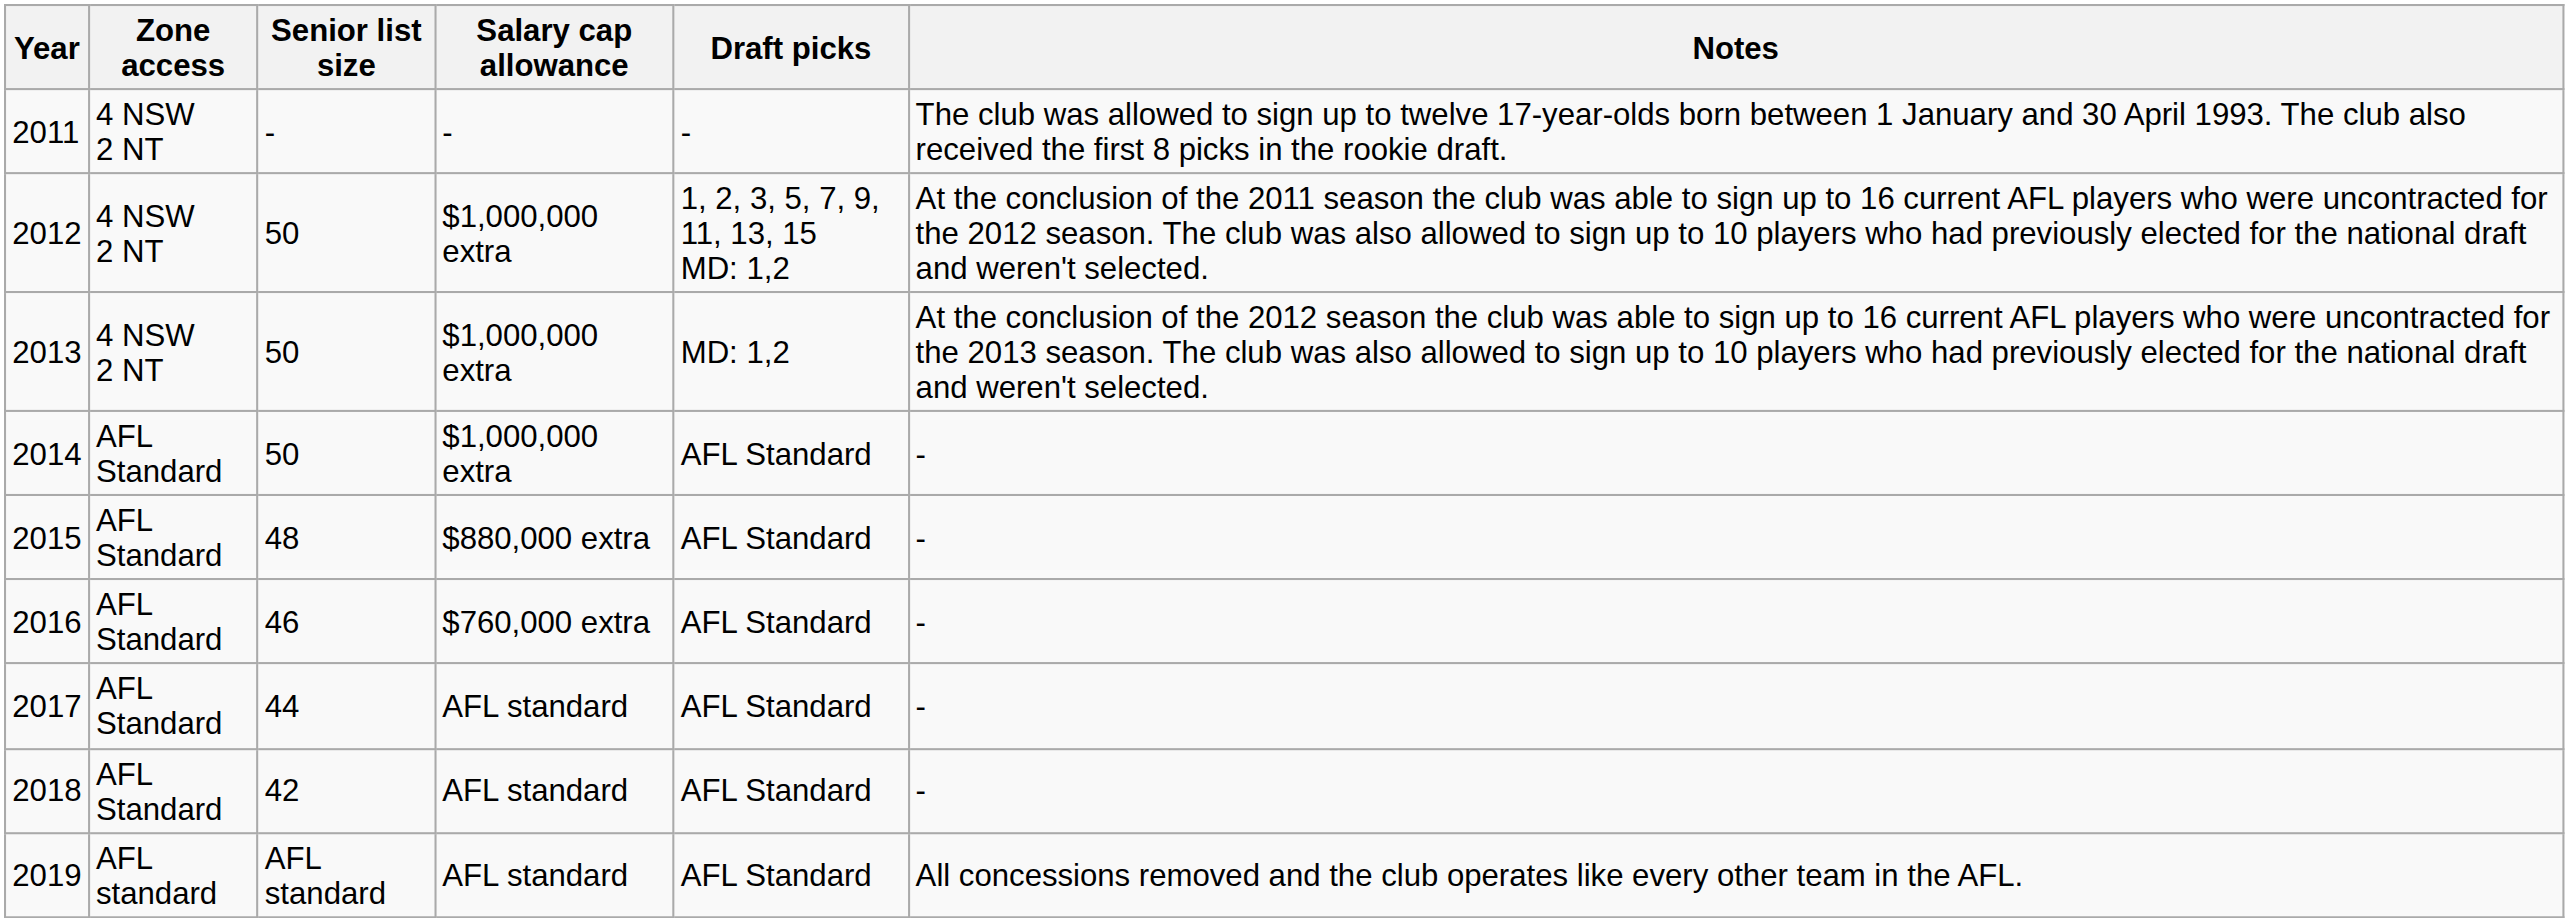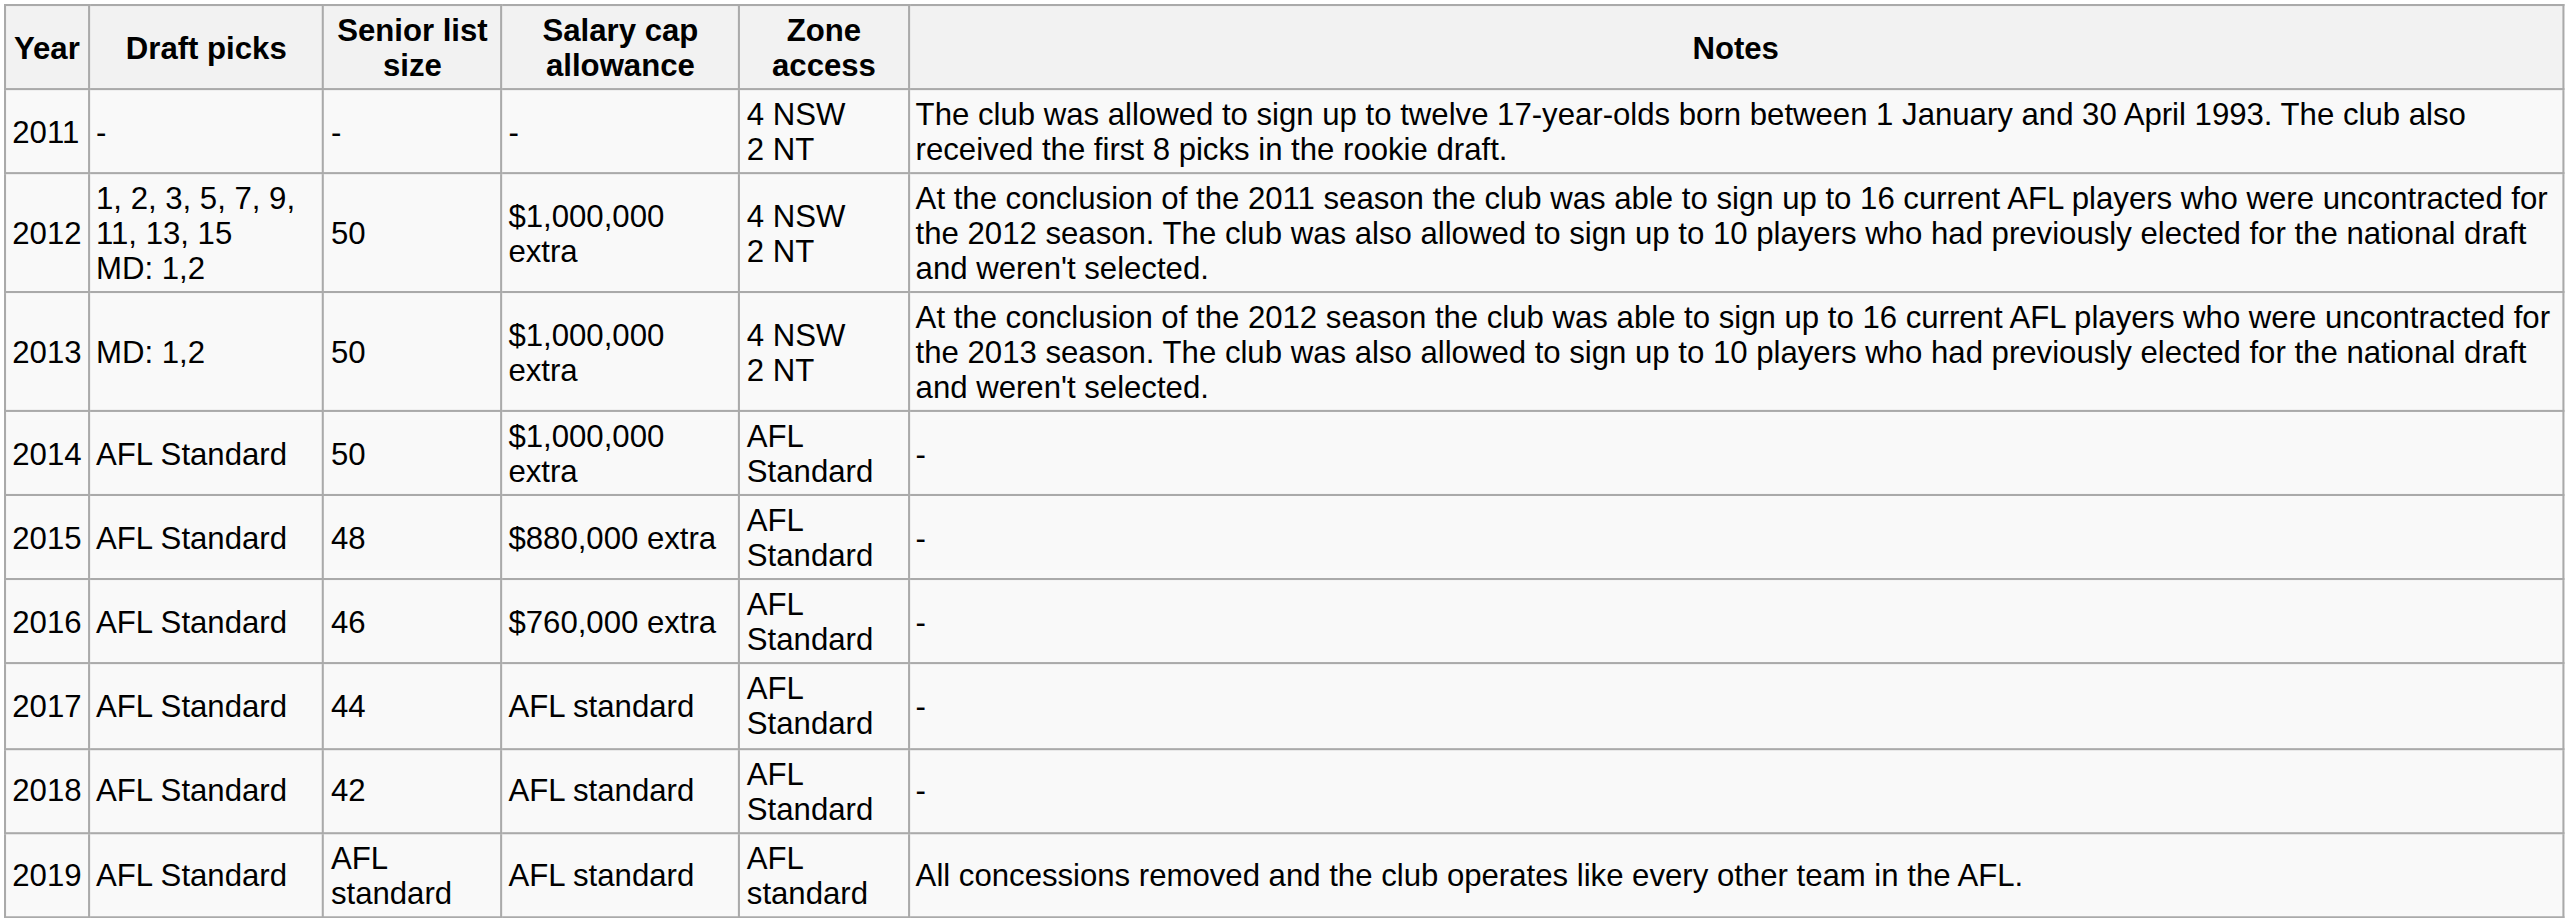columns swapped: (791, 47) <-> (173, 47)
